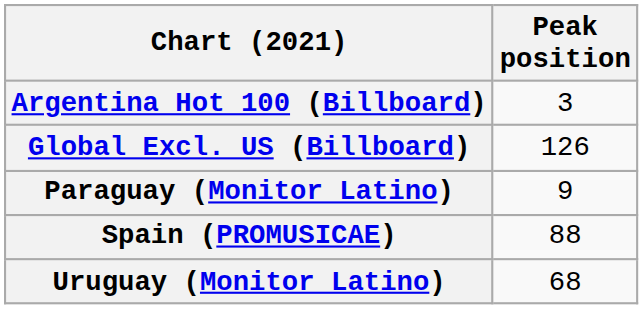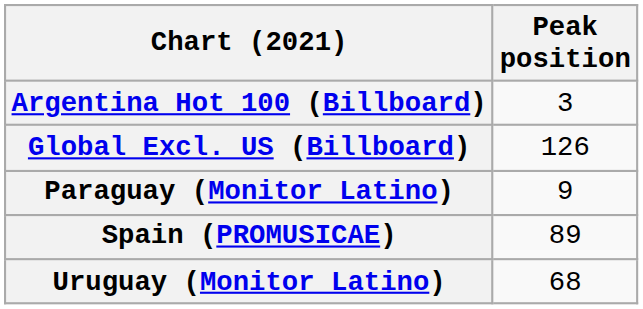(565, 237) 88 -> (565, 237) 89
